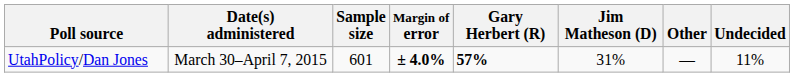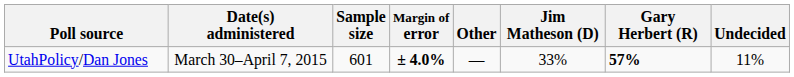columns swapped: (505, 25) <-> (687, 34)
(611, 59) 31% -> (553, 59) 33%
